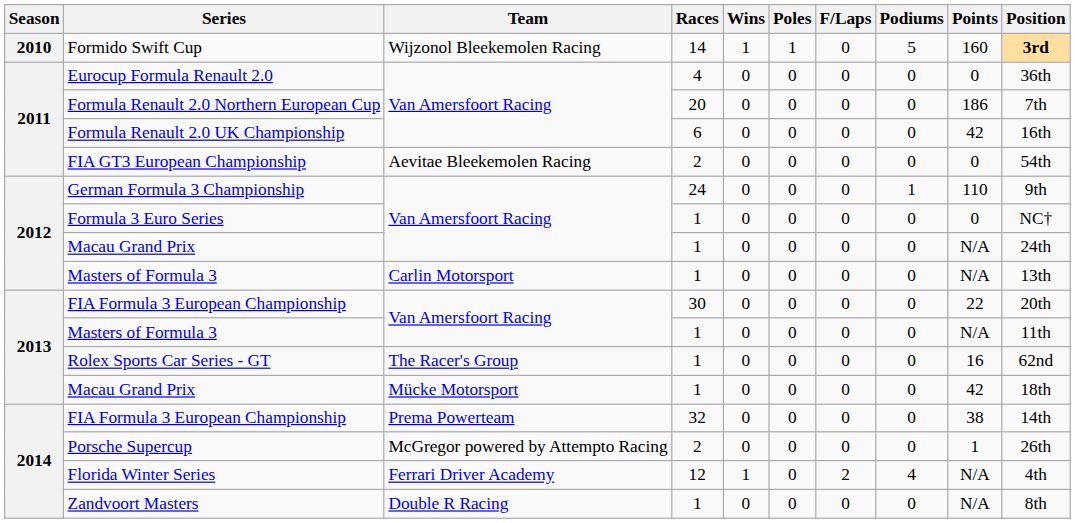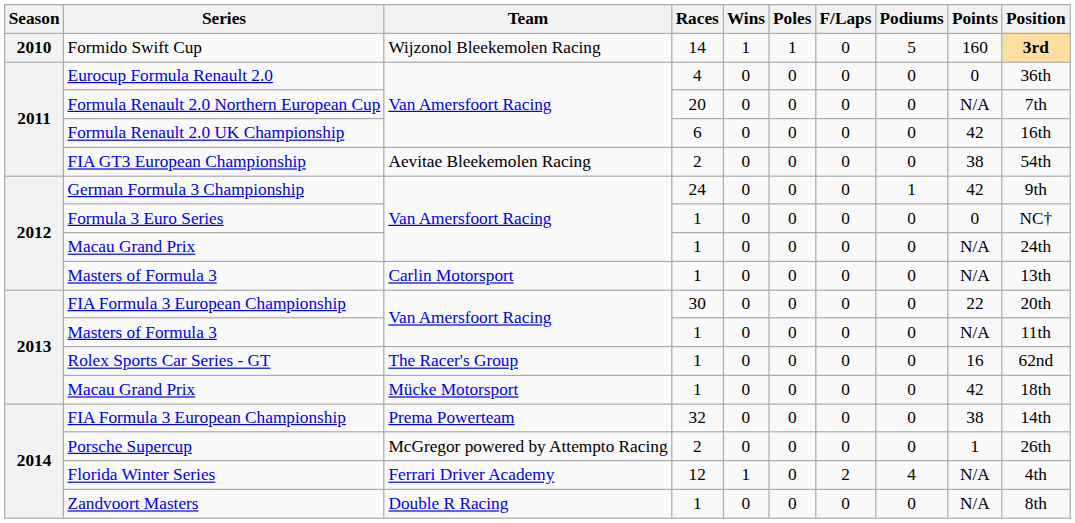(975, 104) 186 -> (975, 104) N/A
(975, 161) 0 -> (975, 161) 38
(975, 190) 110 -> (975, 190) 42
